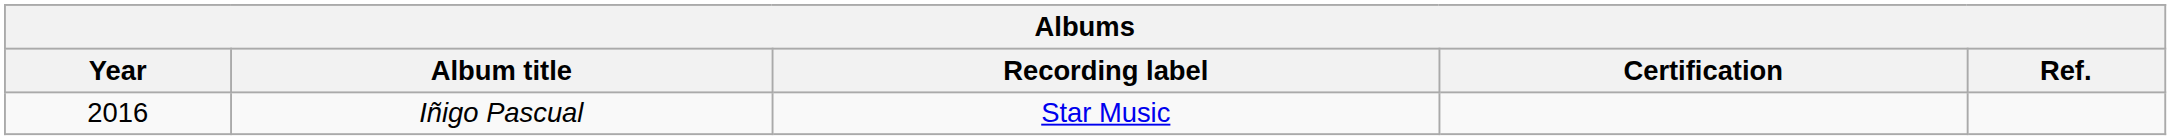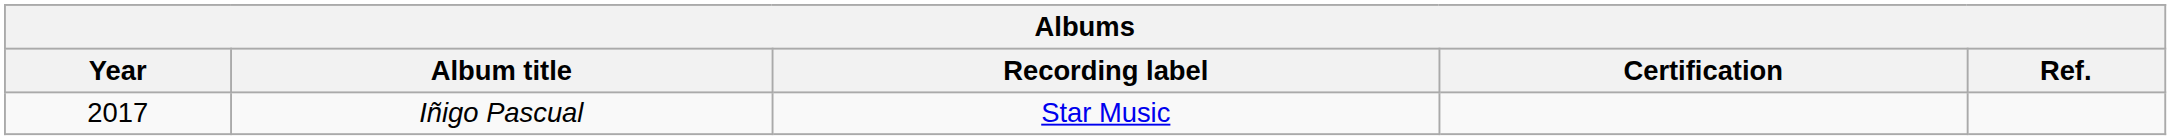(118, 113) 2016 -> (118, 113) 2017
